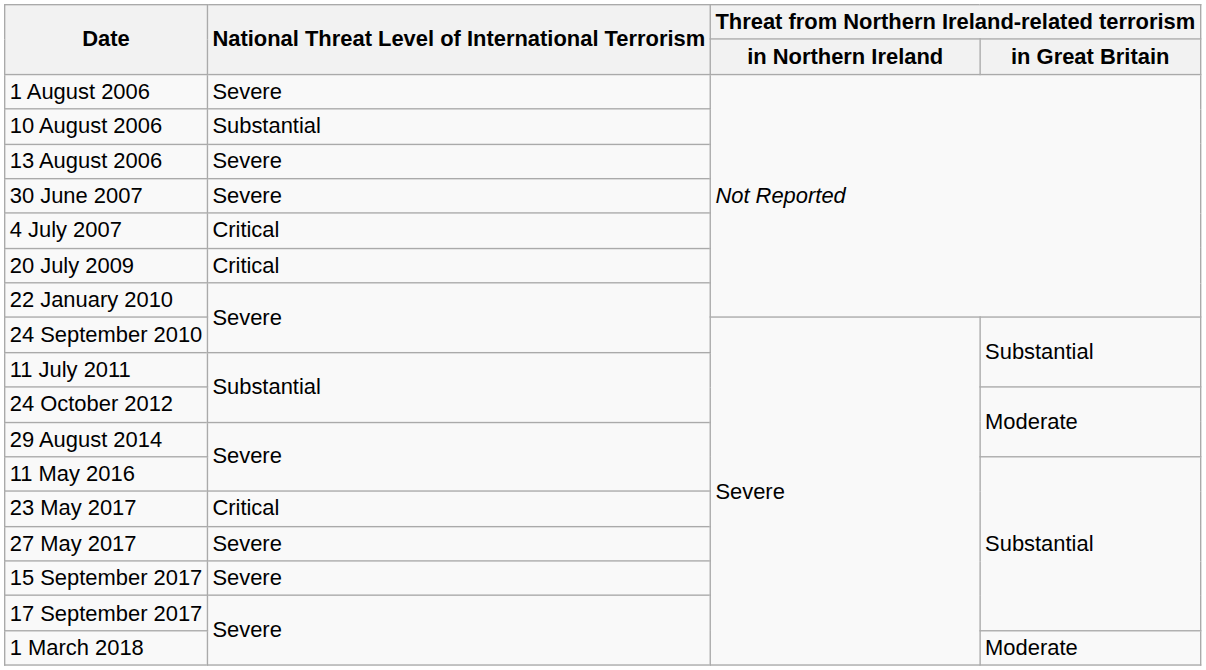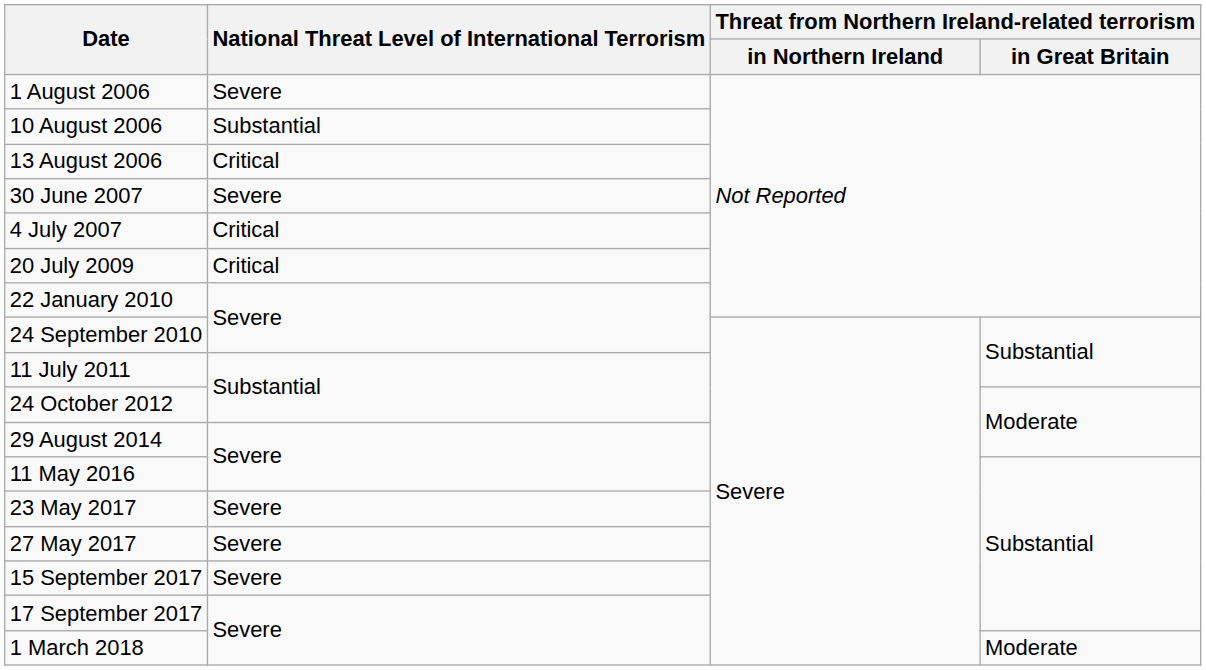(247, 160) Severe -> (246, 160) Critical
(246, 508) Critical -> (247, 508) Severe
